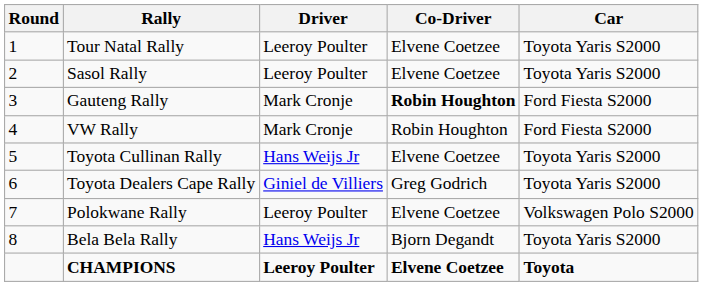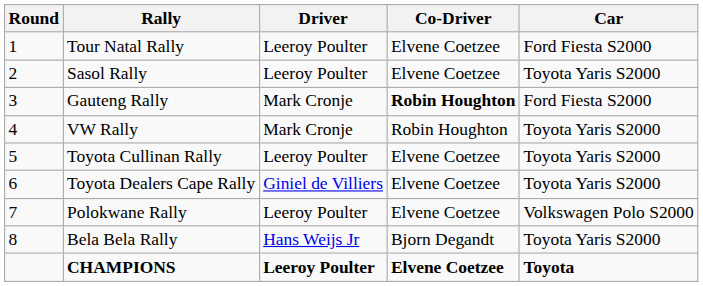(592, 45) Toyota Yaris S2000 -> (588, 45) Ford Fiesta S2000
(588, 128) Ford Fiesta S2000 -> (592, 128) Toyota Yaris S2000
(311, 156) Hans Weijs Jr -> (315, 156) Leeroy Poulter
(439, 184) Greg Godrich -> (445, 184) Elvene Coetzee
